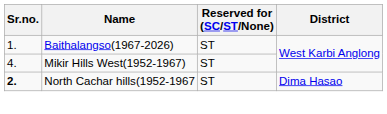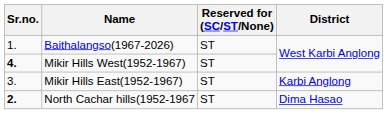(12, 63) normal -> (12, 63) bold
+ row: (113, 81)
